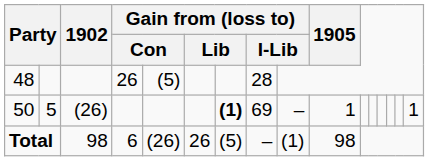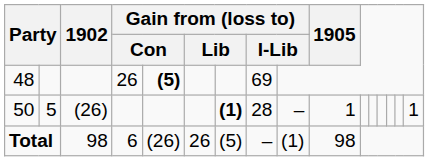(169, 79) normal -> (169, 79) bold
(262, 79) 28 -> (262, 79) 69
(262, 110) 69 -> (262, 110) 28
